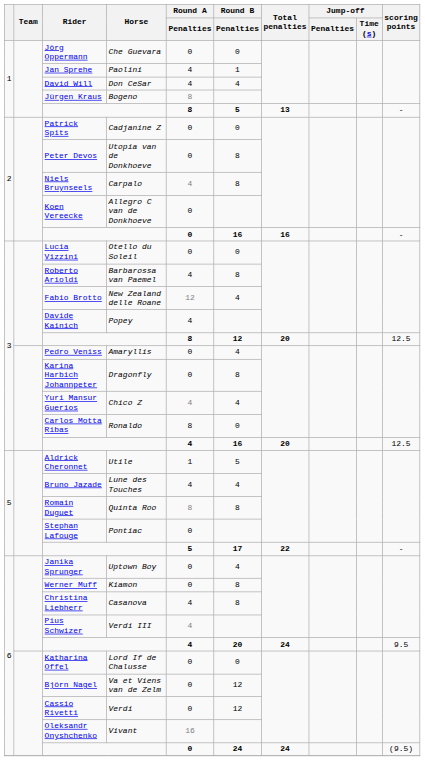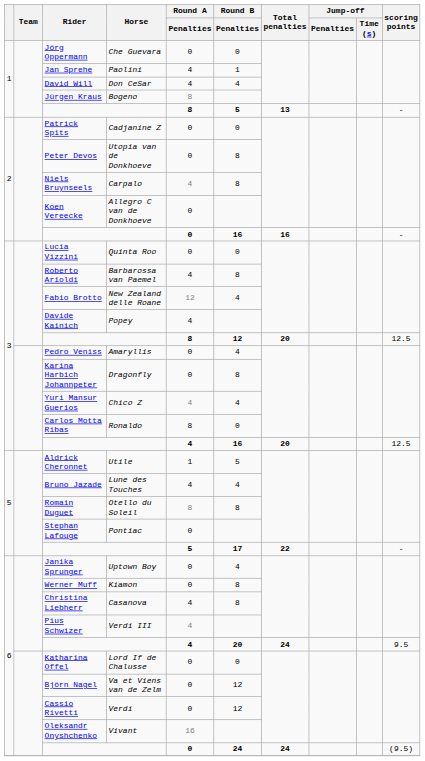(130, 252) Otello du Soleil -> (132, 252) Quinta Roo
(132, 508) Quinta Roo -> (130, 508) Otello du Soleil
